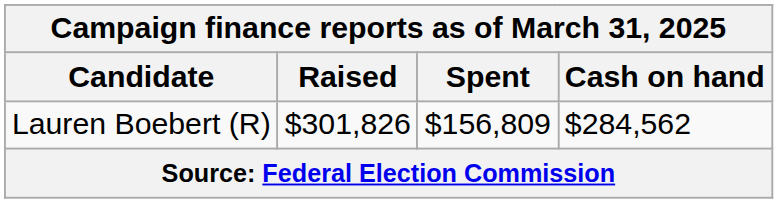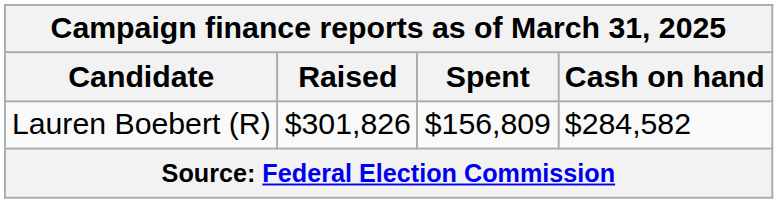(628, 124) $284,562 -> (628, 124) $284,582
